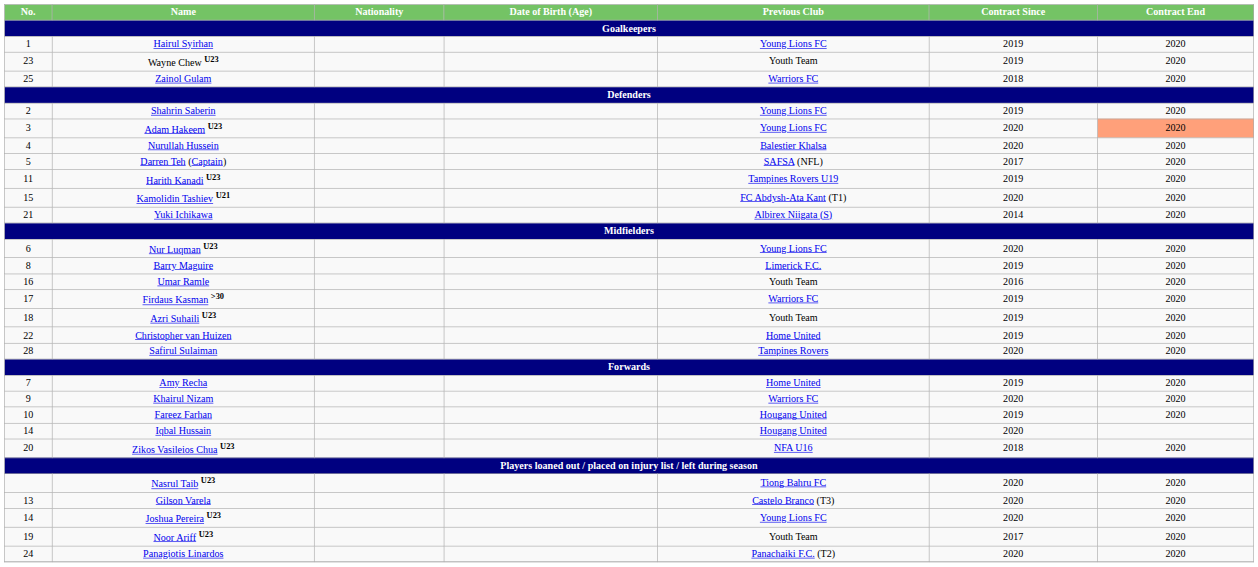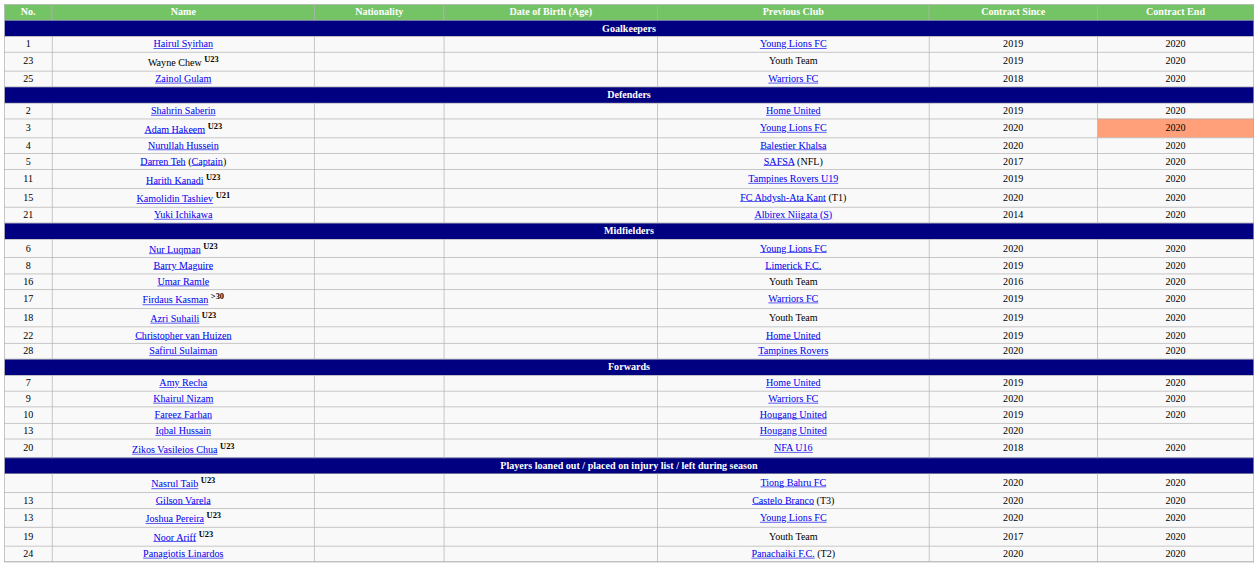(793, 111) Young Lions FC -> (793, 111) Home United
(28, 431) 14 -> (28, 431) 13
(28, 517) 14 -> (28, 517) 13
